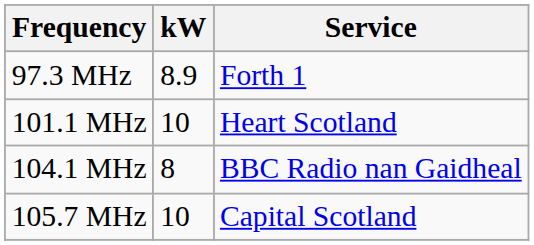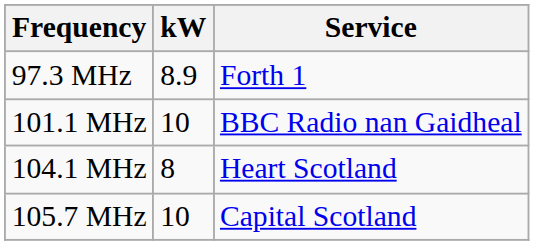(308, 121) Heart Scotland -> (371, 121) BBC Radio nan Gaidheal
(371, 168) BBC Radio nan Gaidheal -> (308, 168) Heart Scotland
